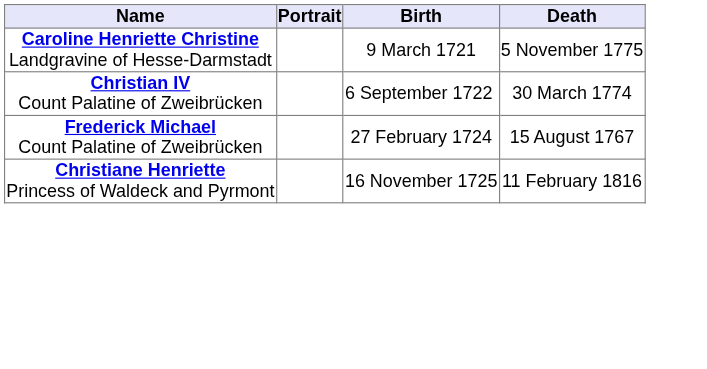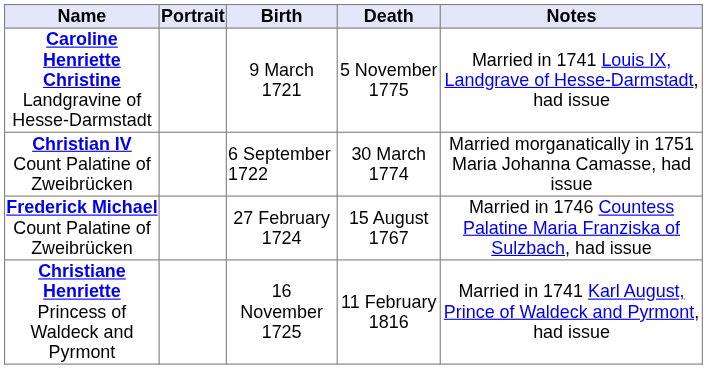+ column: (571, 16)
